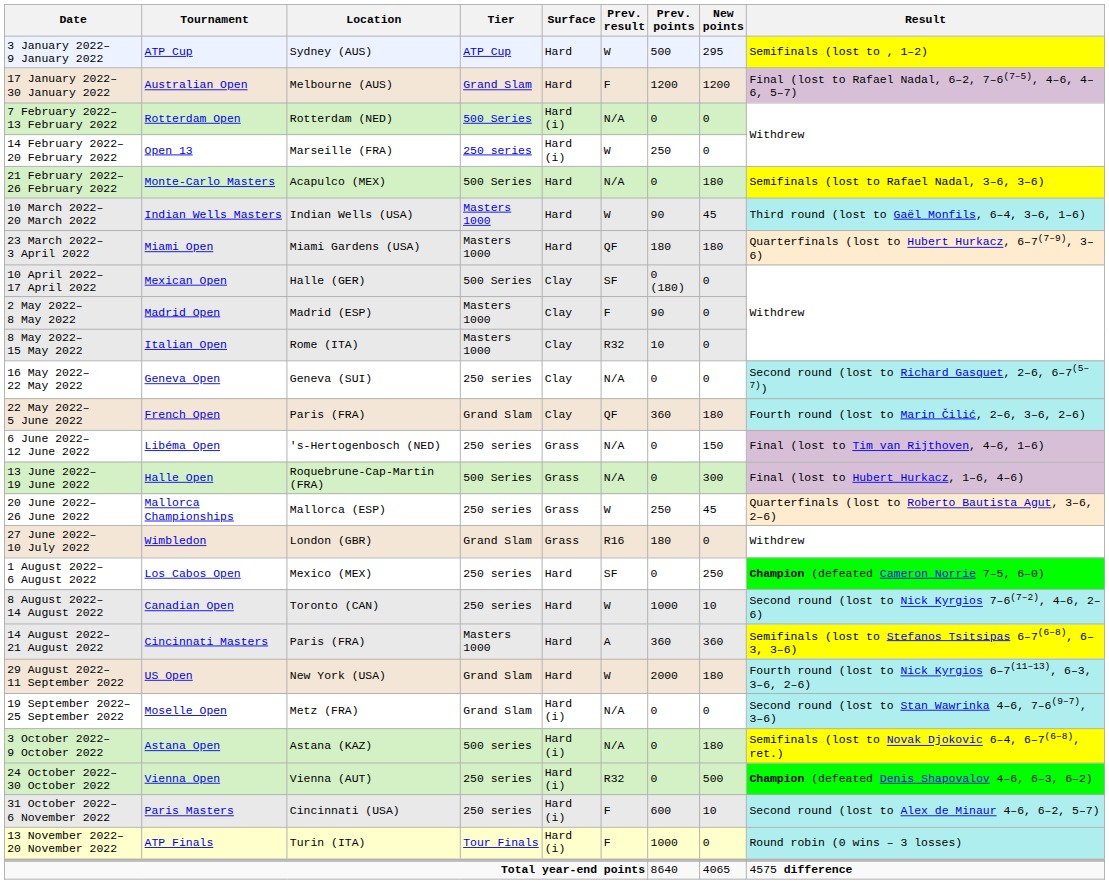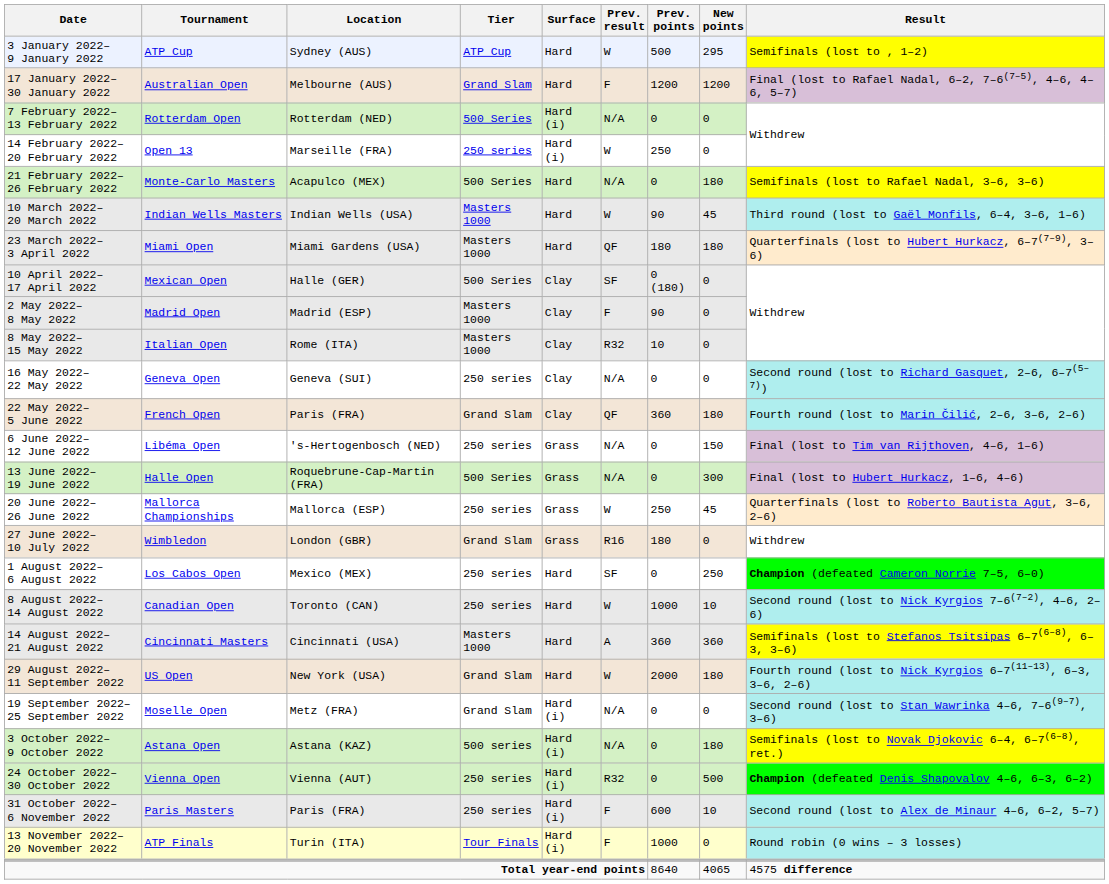(328, 642) Paris (FRA) -> (345, 642) Cincinnati (USA)
(345, 811) Cincinnati (USA) -> (328, 811) Paris (FRA)
